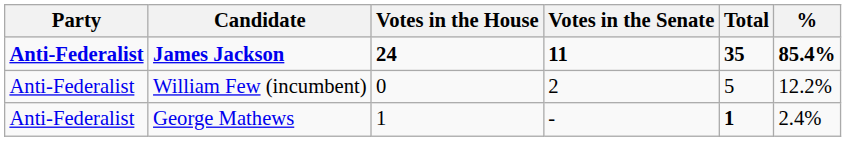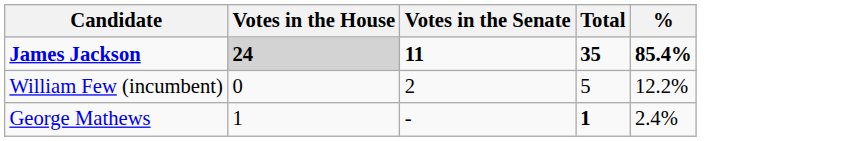- column: (76, 20)
(386, 53) no background -> (243, 53) lightgrey background
